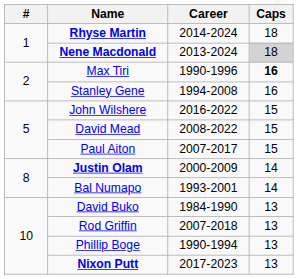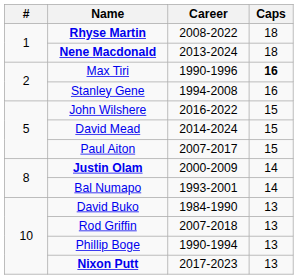(208, 33) 2014-2024 -> (208, 33) 2008-2022
(271, 52) lightgrey background -> (271, 52) no background
(208, 129) 2008-2022 -> (208, 129) 2014-2024
